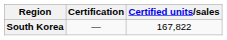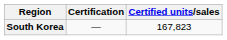(174, 27) 167,822 -> (174, 27) 167,823
